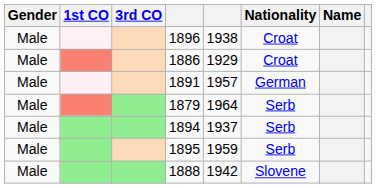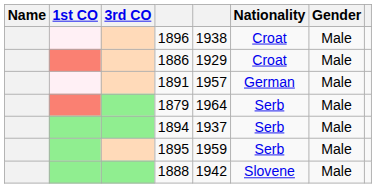columns swapped: (342, 15) <-> (32, 15)
